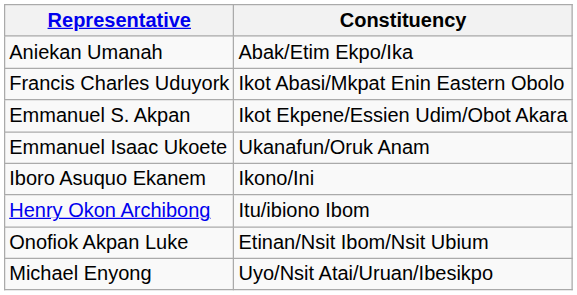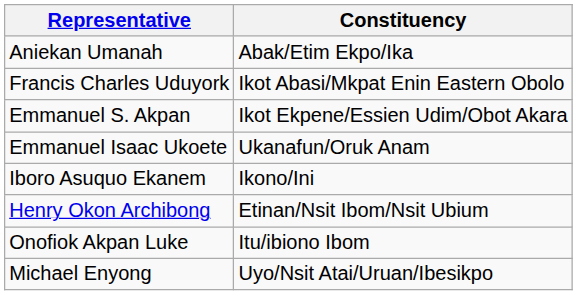(304, 210) Itu/ibiono Ibom -> (364, 210) Etinan/Nsit Ibom/Nsit Ubium
(364, 242) Etinan/Nsit Ibom/Nsit Ubium -> (304, 242) Itu/ibiono Ibom
